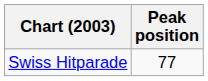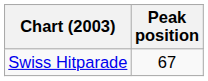(167, 62) 77 -> (167, 62) 67
